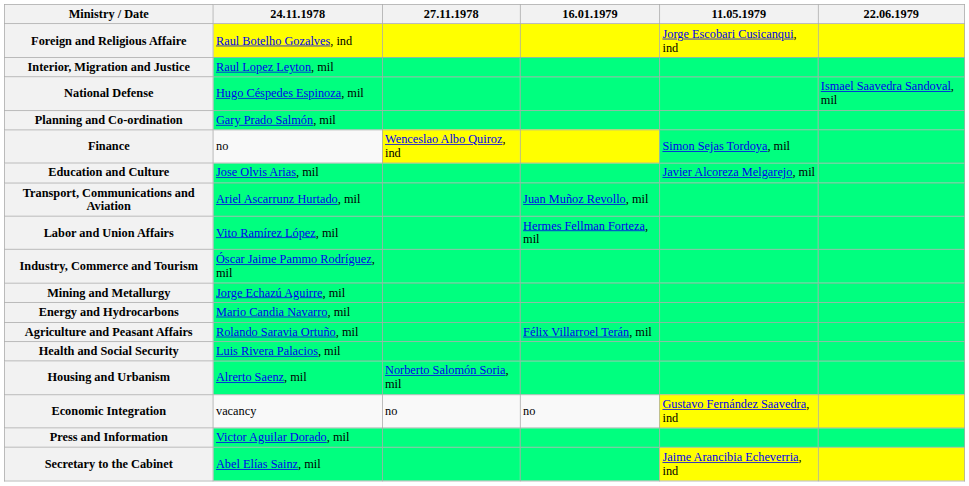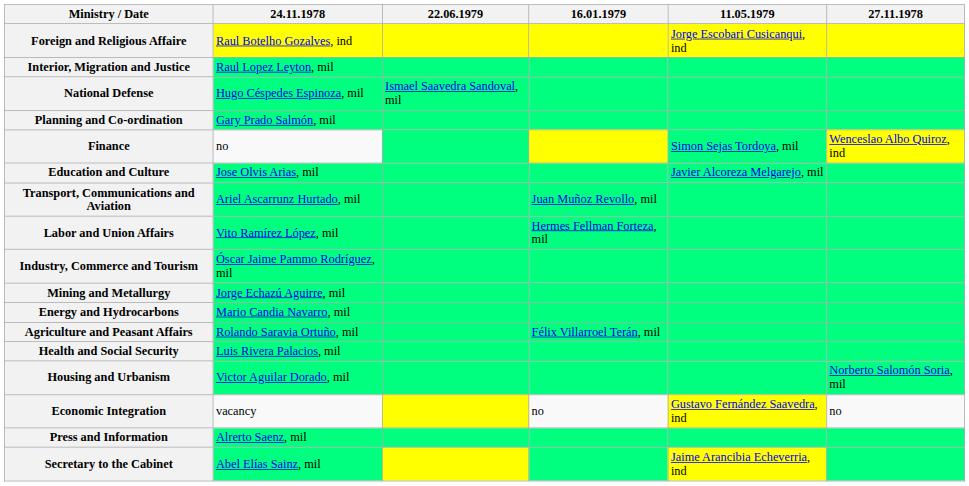columns swapped: (451, 14) <-> (891, 14)
(261, 377) Alrerto Saenz, mil -> (283, 377) Victor Aguilar Dorado, mil
(283, 437) Victor Aguilar Dorado, mil -> (261, 437) Alrerto Saenz, mil
